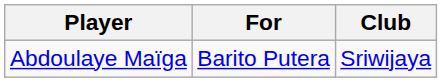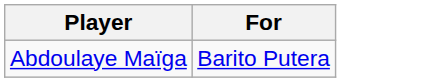- column: (386, 22)
